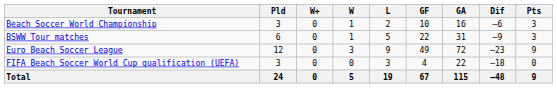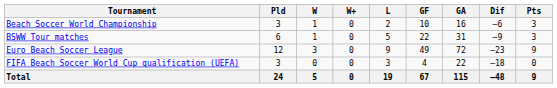columns swapped: (351, 11) <-> (315, 11)
